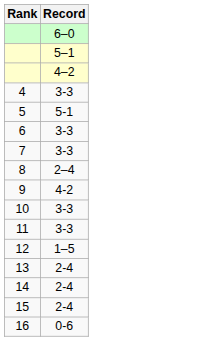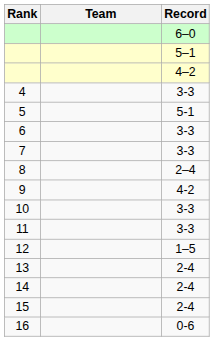+ column: (101, 14)
